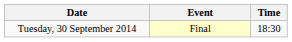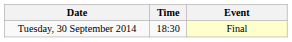columns swapped: (269, 12) <-> (200, 12)
